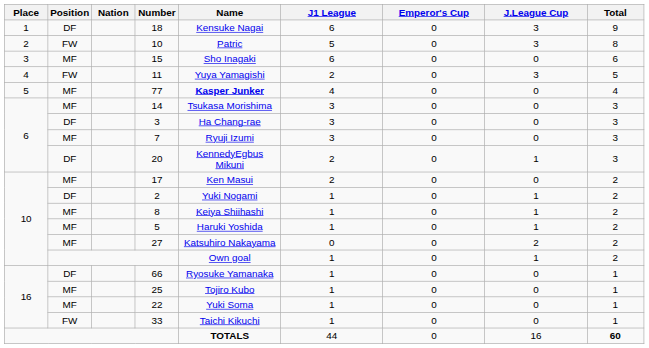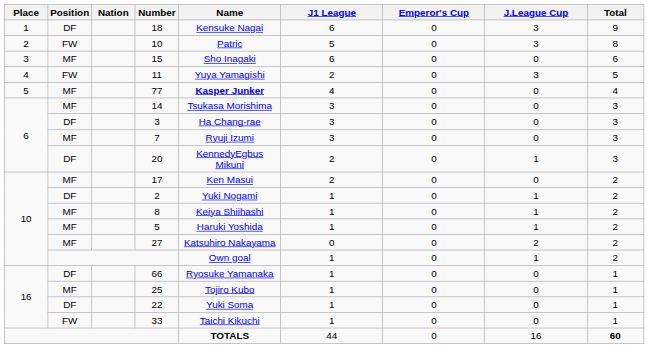(70, 305) MF -> (70, 305) DF
